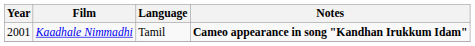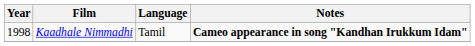(19, 32) 2001 -> (19, 32) 1998
